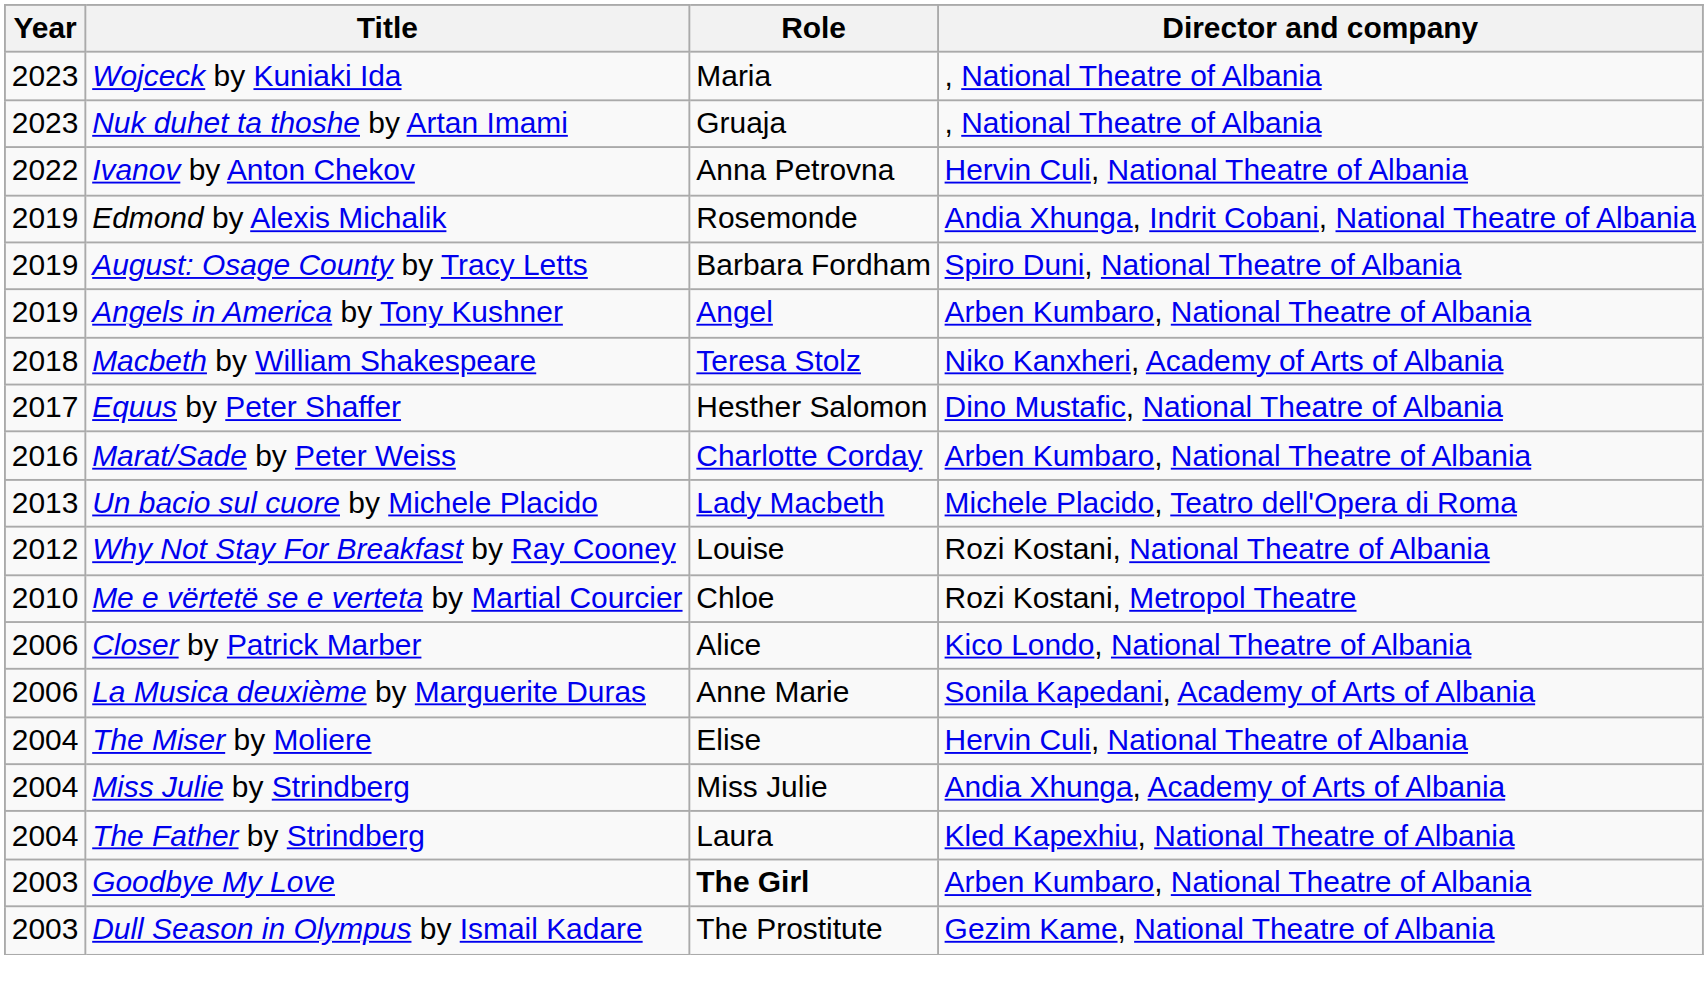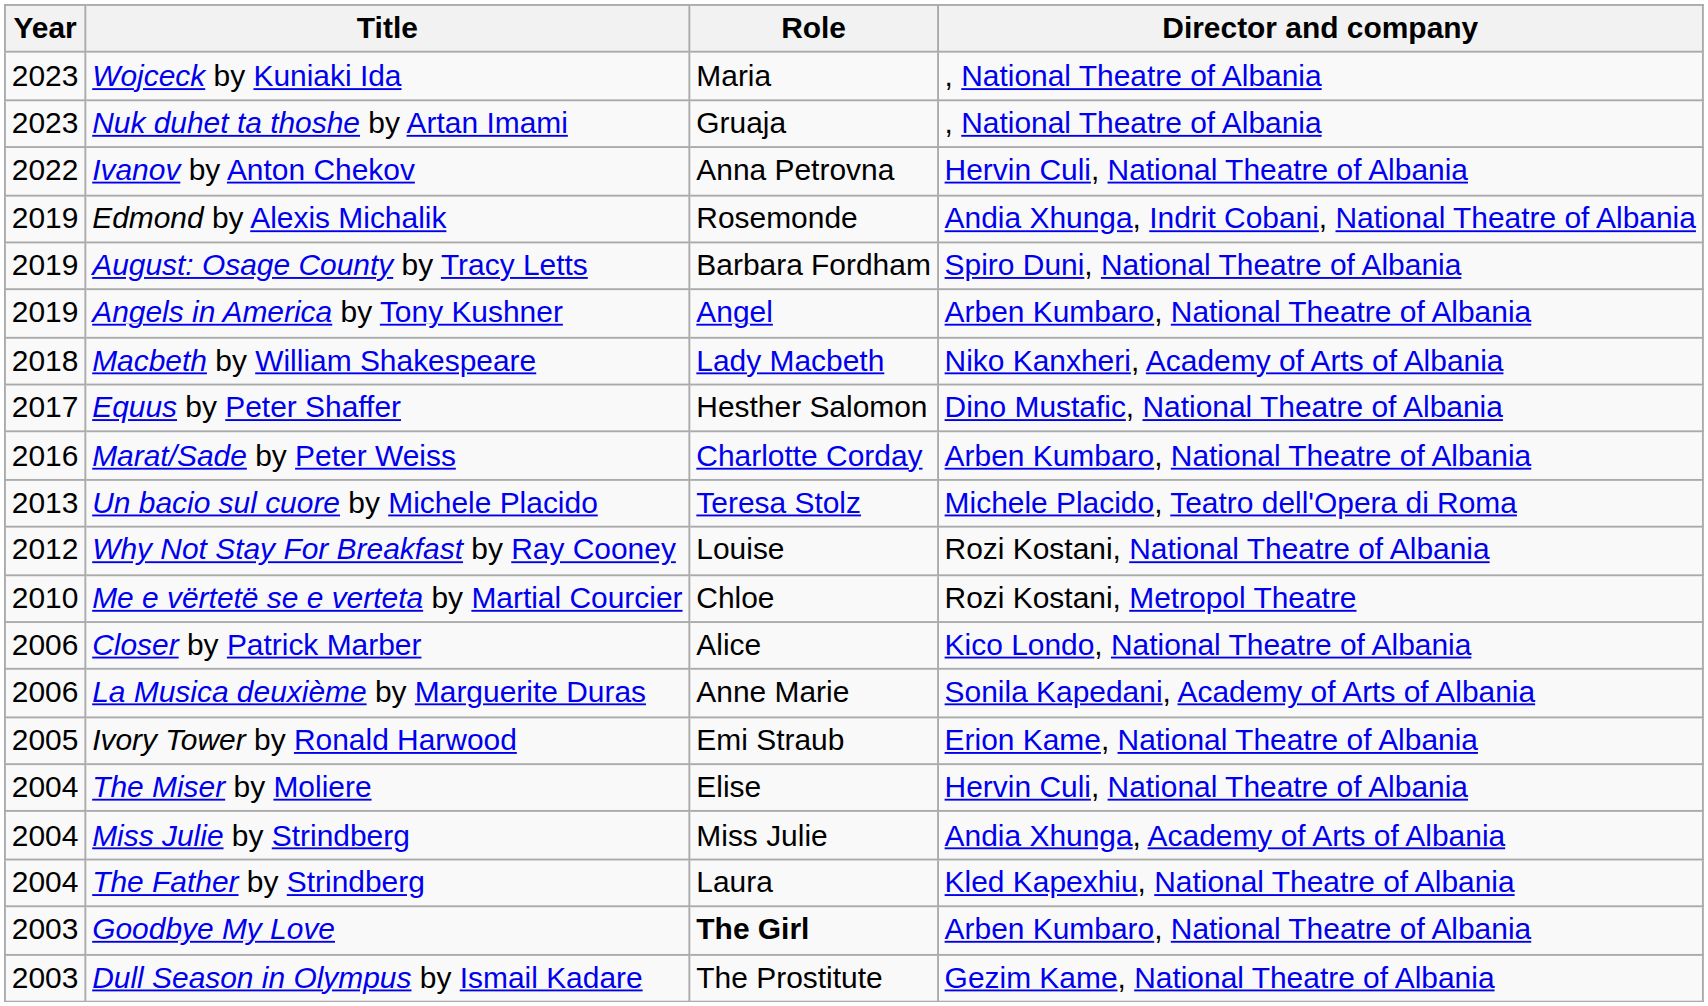(779, 360) Teresa Stolz -> (790, 360) Lady Macbeth
(790, 502) Lady Macbeth -> (779, 502) Teresa Stolz
+ row: (305, 739)
